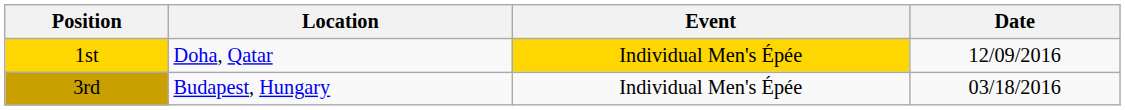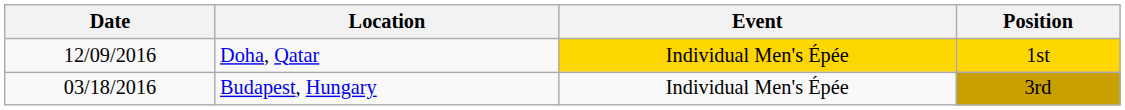columns swapped: (1015, 21) <-> (87, 21)
